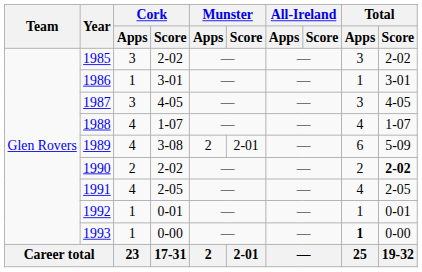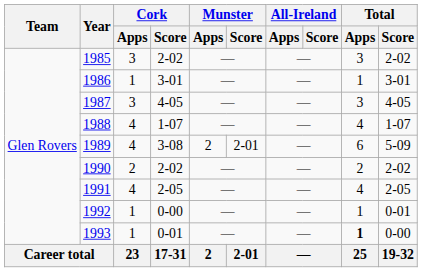(398, 168) bold -> (398, 168) normal
(170, 211) 0-01 -> (170, 211) 0-00
(170, 233) 0-00 -> (170, 233) 0-01
